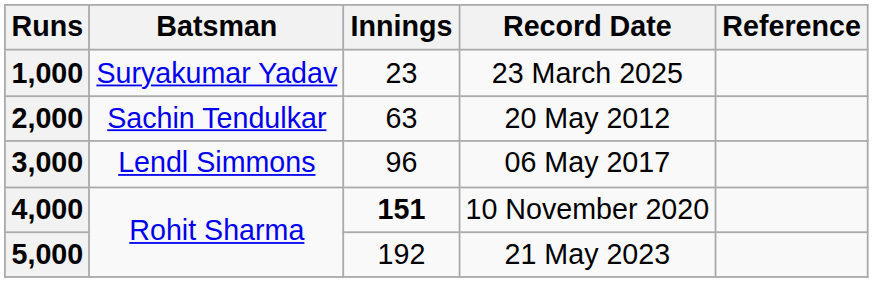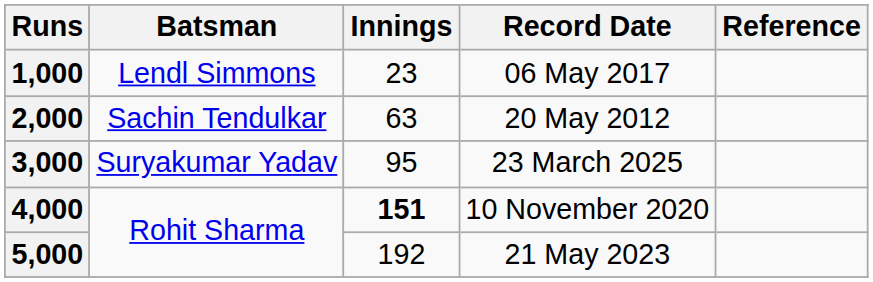(217, 72) Suryakumar Yadav -> (217, 72) Lendl Simmons
(587, 72) 23 March 2025 -> (587, 72) 06 May 2017
(217, 163) Lendl Simmons -> (217, 163) Suryakumar Yadav
(401, 163) 96 -> (401, 163) 95
(587, 163) 06 May 2017 -> (587, 163) 23 March 2025
